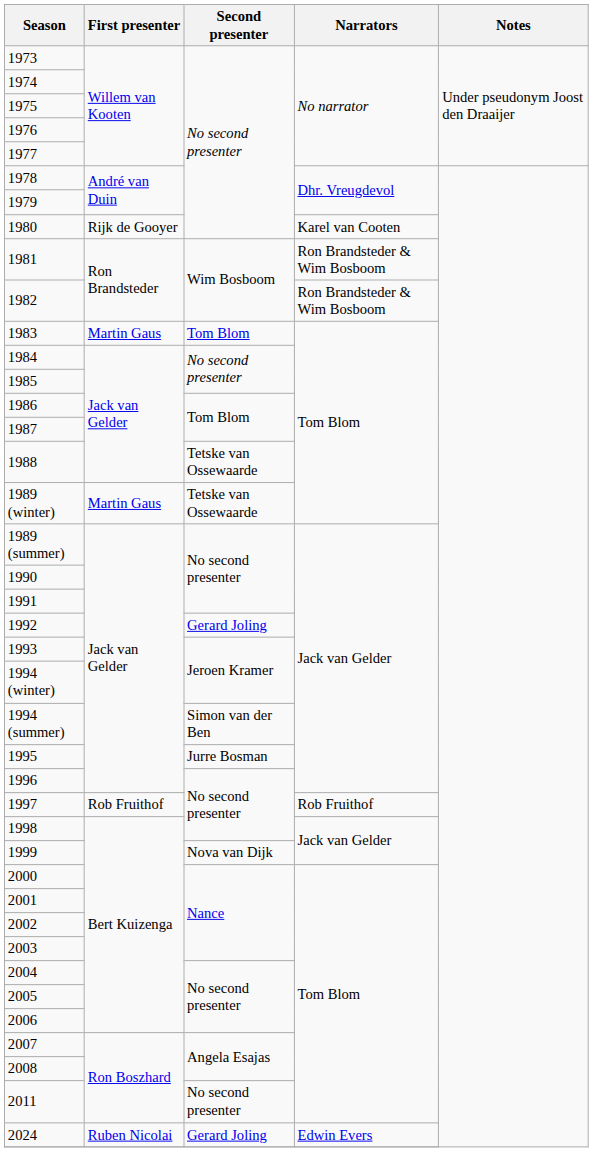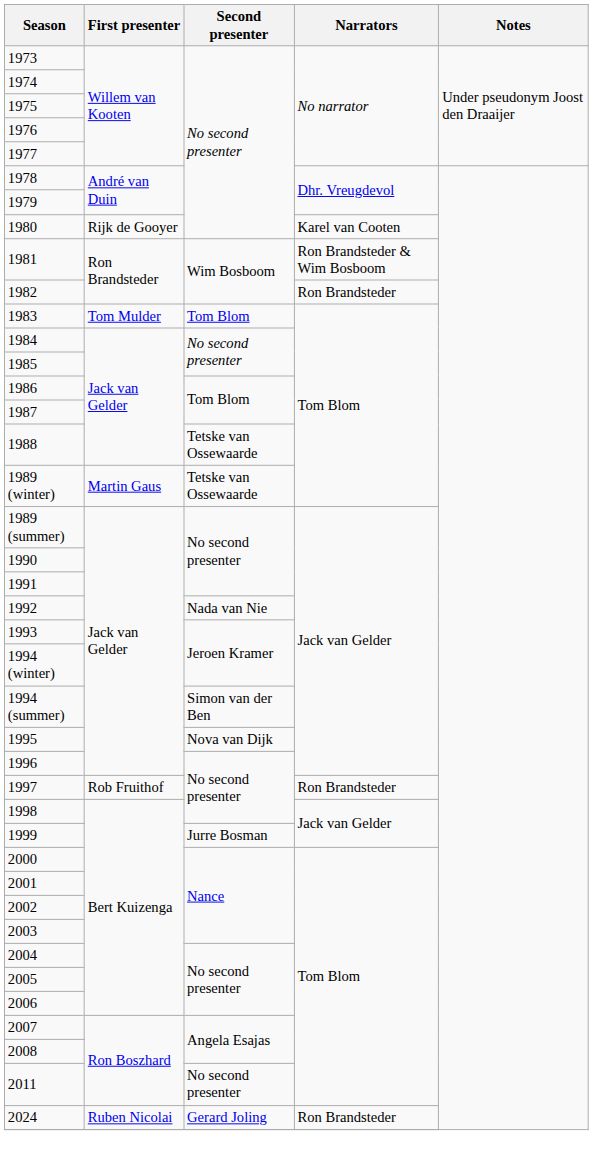(354, 300) Ron Brandsteder & Wim Bosboom -> (347, 291) Ron Brandsteder
(124, 333) Martin Gaus -> (124, 315) Tom Mulder
(227, 625) Gerard Joling -> (227, 608) Nada van Nie
(227, 756) Jurre Bosman -> (230, 739) Nova van Dijk
(335, 804) Rob Fruithof -> (347, 787) Ron Brandsteder
(230, 852) Nova van Dijk -> (227, 835) Jurre Bosman
(335, 1134) Edwin Evers -> (347, 1117) Ron Brandsteder
